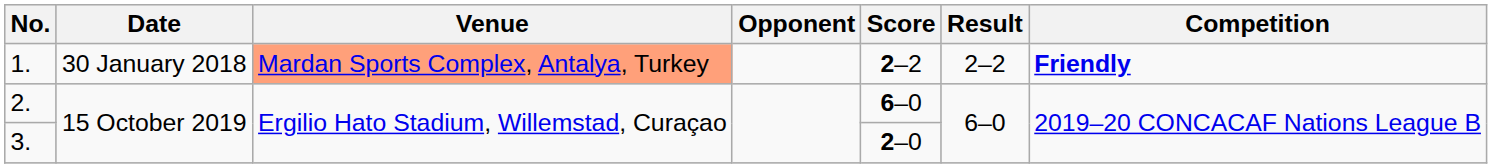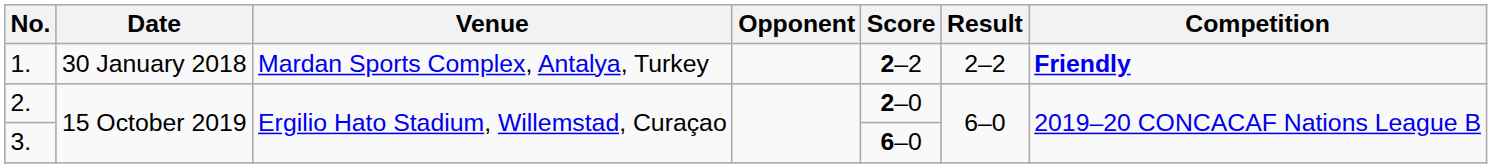(483, 63) lightsalmon background -> (483, 63) no background
(901, 102) 6–0 -> (901, 102) 2–0
(901, 142) 2–0 -> (901, 142) 6–0
